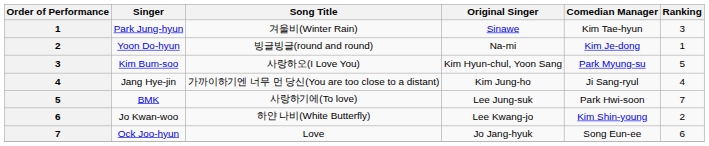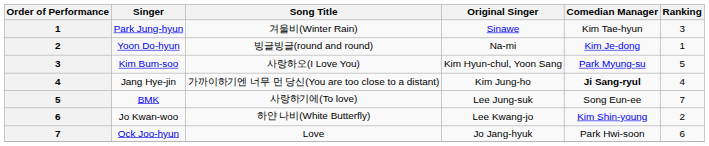(612, 81) normal -> (612, 81) bold
(612, 99) Park Hwi-soon -> (612, 99) Song Eun-ee
(612, 133) Song Eun-ee -> (612, 133) Park Hwi-soon
